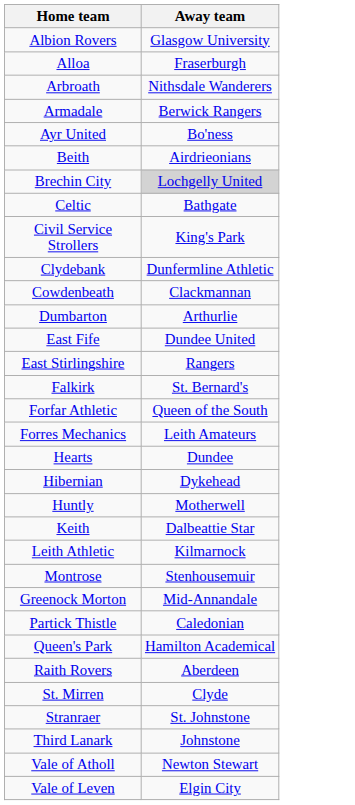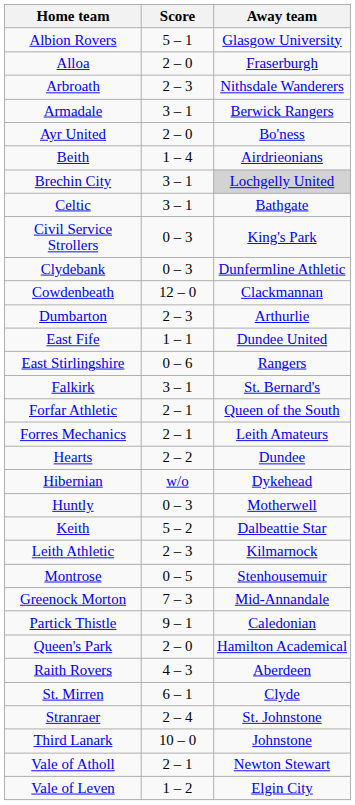+ column: (177, 16)
